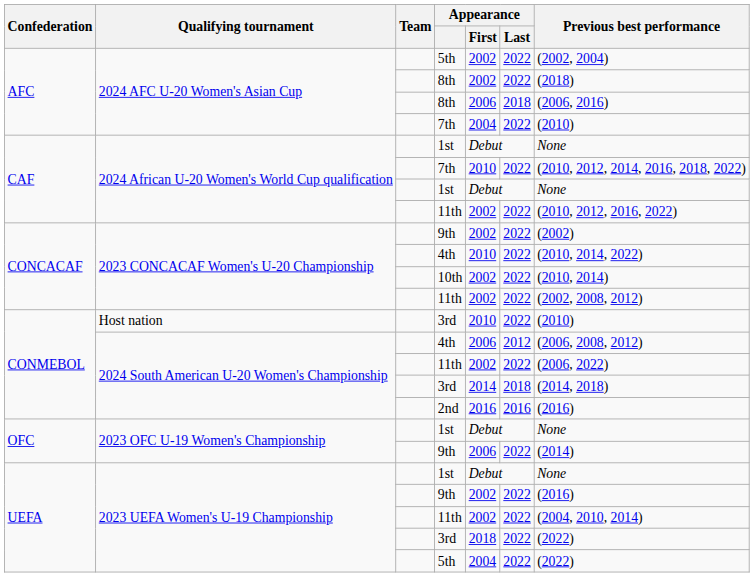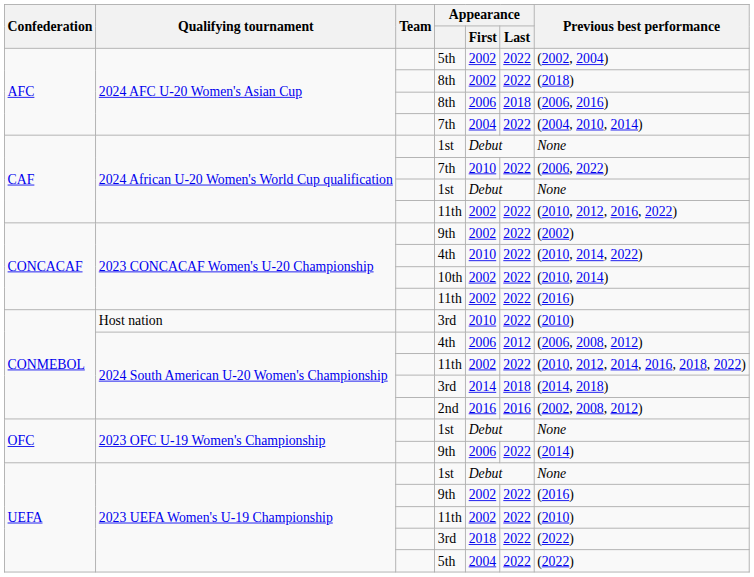(556, 124) (2010) -> (590, 124) (2004, 2010, 2014)
(642, 168) (2010, 2012, 2014, 2016, 2018, 2022) -> (573, 168) (2006, 2022)
(590, 299) (2002, 2008, 2012) -> (556, 299) (2016)
(573, 364) (2006, 2022) -> (642, 364) (2010, 2012, 2014, 2016, 2018, 2022)
(556, 408) (2016) -> (590, 408) (2002, 2008, 2012)
(590, 517) (2004, 2010, 2014) -> (556, 517) (2010)
